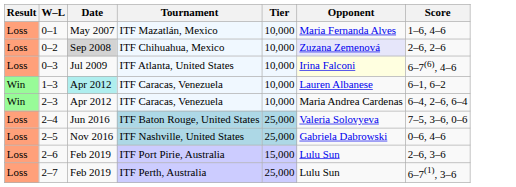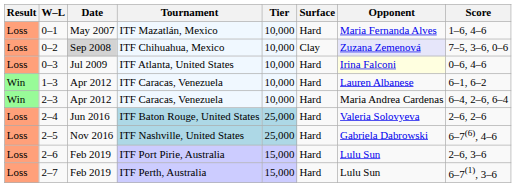+ column: (317, 13)
(427, 47) 2–6, 2–6 -> (478, 47) 7–5, 3–6, 0–6
(432, 66) 6–7(6), 4–6 -> (467, 64) 0–6, 4–6
(91, 85) paleturquoise background -> (91, 82) no background
(438, 119) 7–5, 3–6, 0–6 -> (467, 116) 2–6, 2–6
(427, 136) 0–6, 4–6 -> (473, 135) 6–7(6), 4–6
(279, 172) 25,000 -> (279, 172) 15,000
